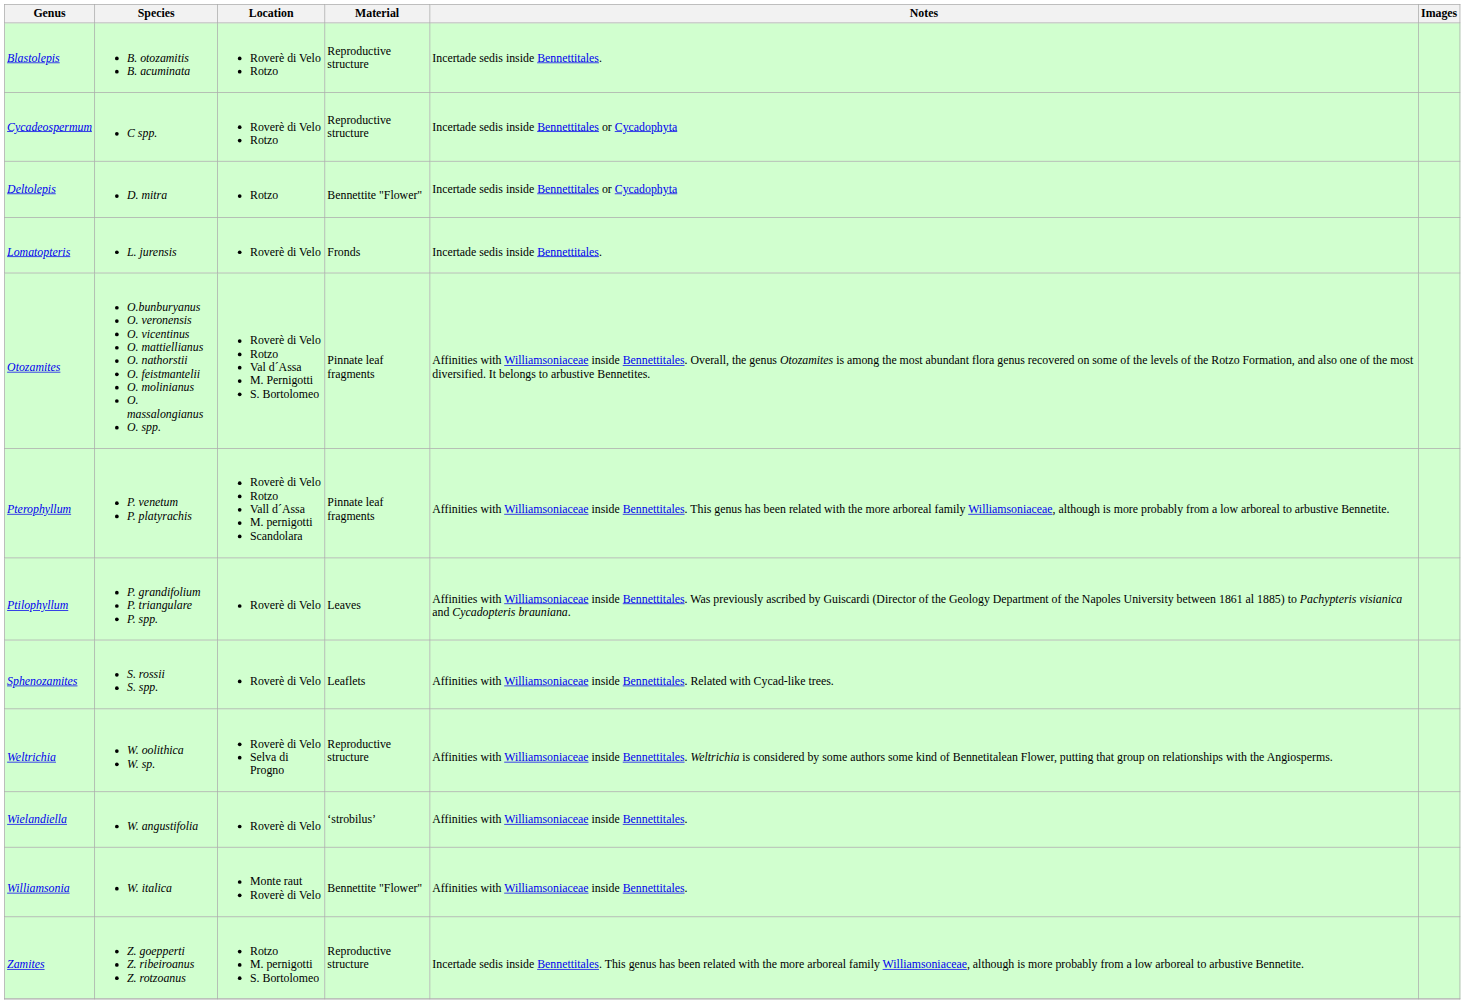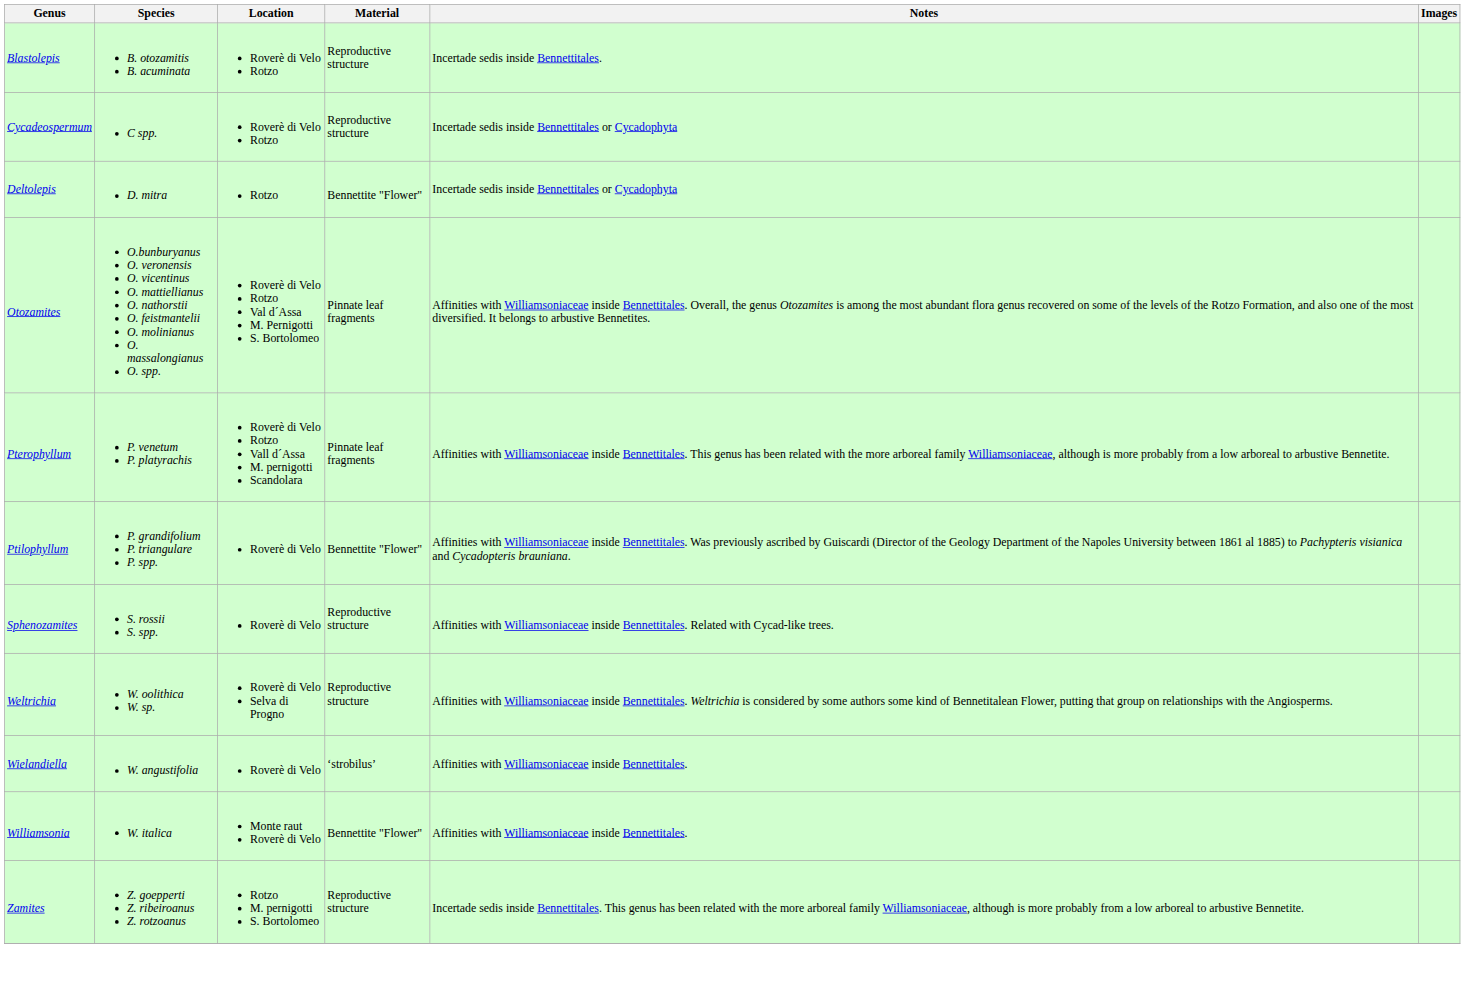- row: (39, 251)
(344, 605) Leaves -> (375, 549) Bennettite "Flower"
(346, 681) Leaflets -> (359, 618) Reproductive structure
